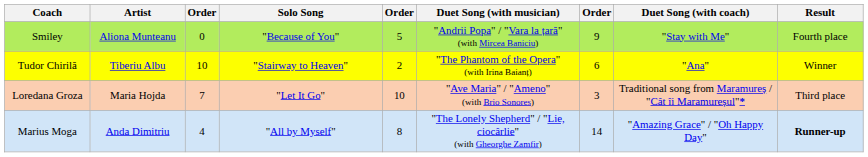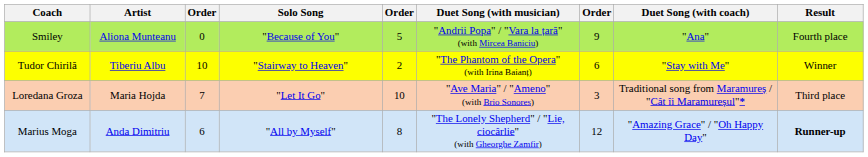(695, 36) "Stay with Me" -> (695, 36) "Ana"
(695, 65) "Ana" -> (695, 65) "Stay with Me"
(202, 131) 4 -> (202, 131) 6
(597, 131) 14 -> (597, 131) 12
